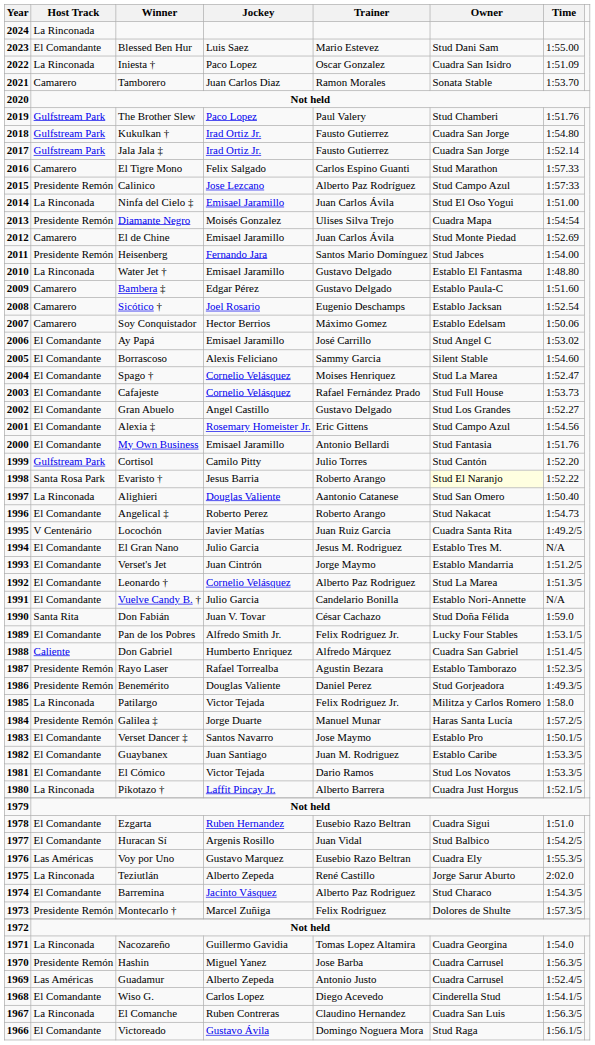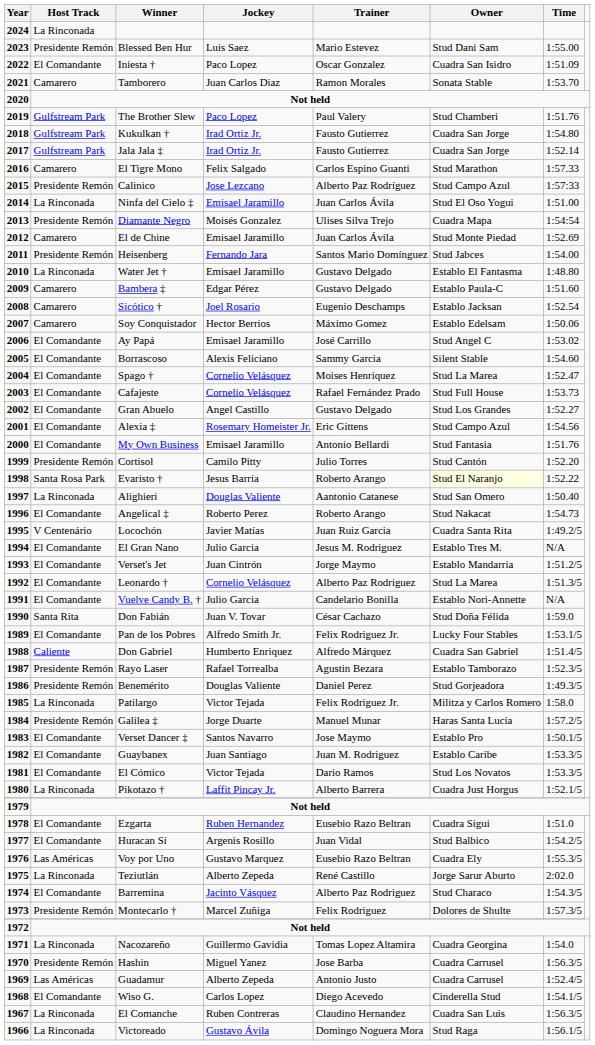(67, 47) El Comandante -> (73, 47) Presidente Remón
(64, 64) La Rinconada -> (67, 64) El Comandante
(69, 461) Gulfstream Park -> (73, 461) Presidente Remón
(67, 1031) El Comandante -> (64, 1031) La Rinconada
